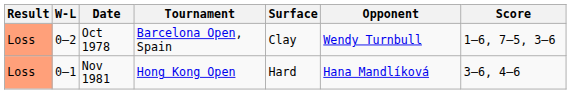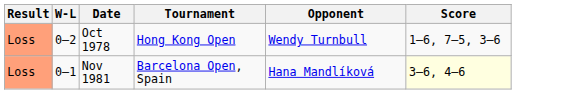- column: (293, 14)
(190, 40) Barcelona Open, Spain -> (186, 40) Hong Kong Open
(186, 72) Hong Kong Open -> (190, 72) Barcelona Open, Spain
(492, 72) no background -> (437, 72) lightyellow background
